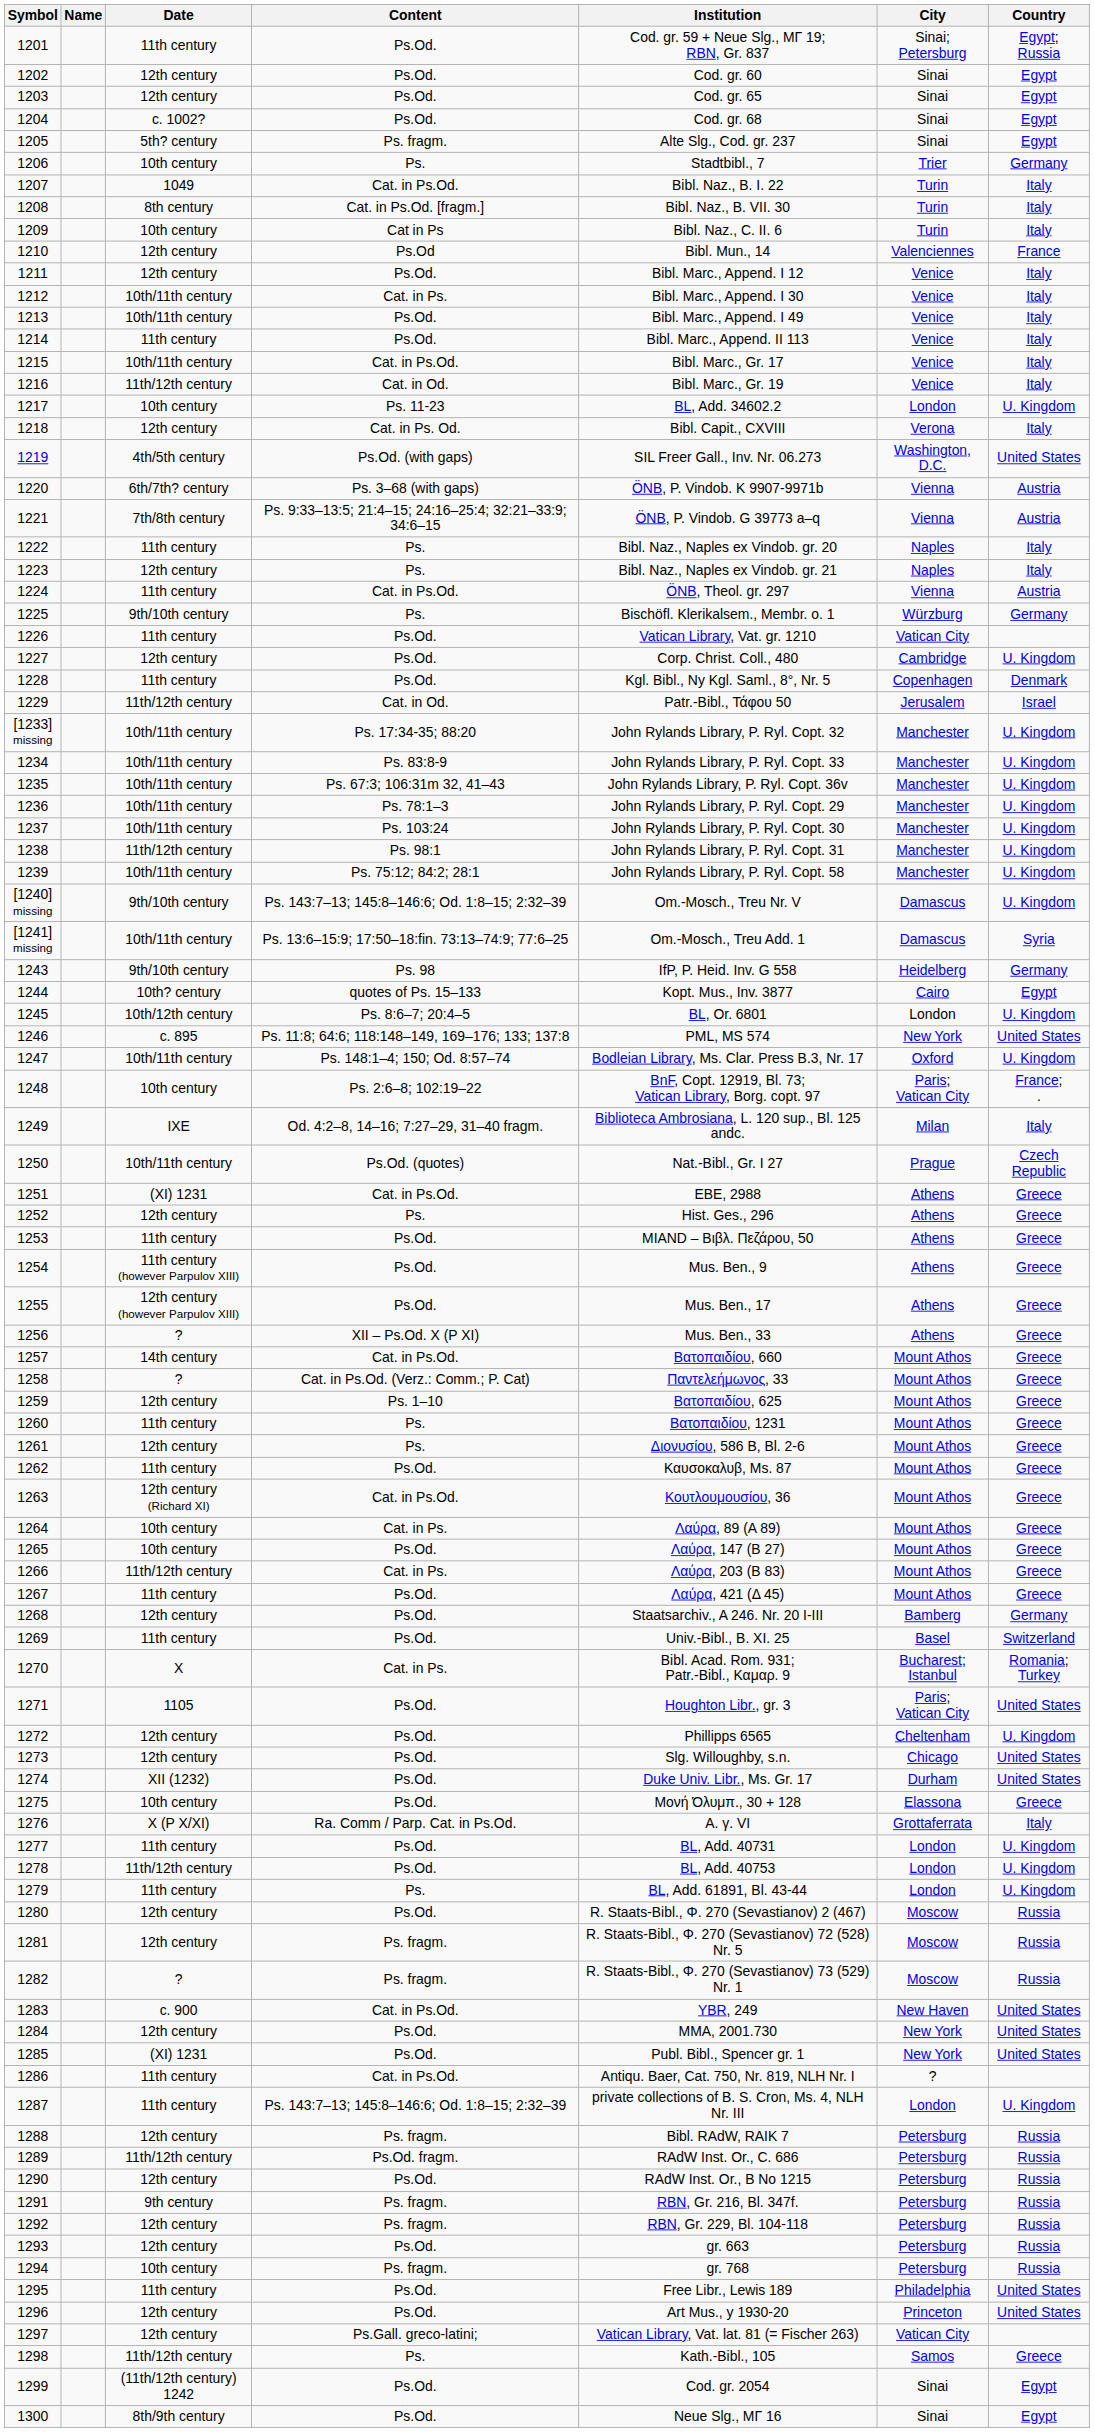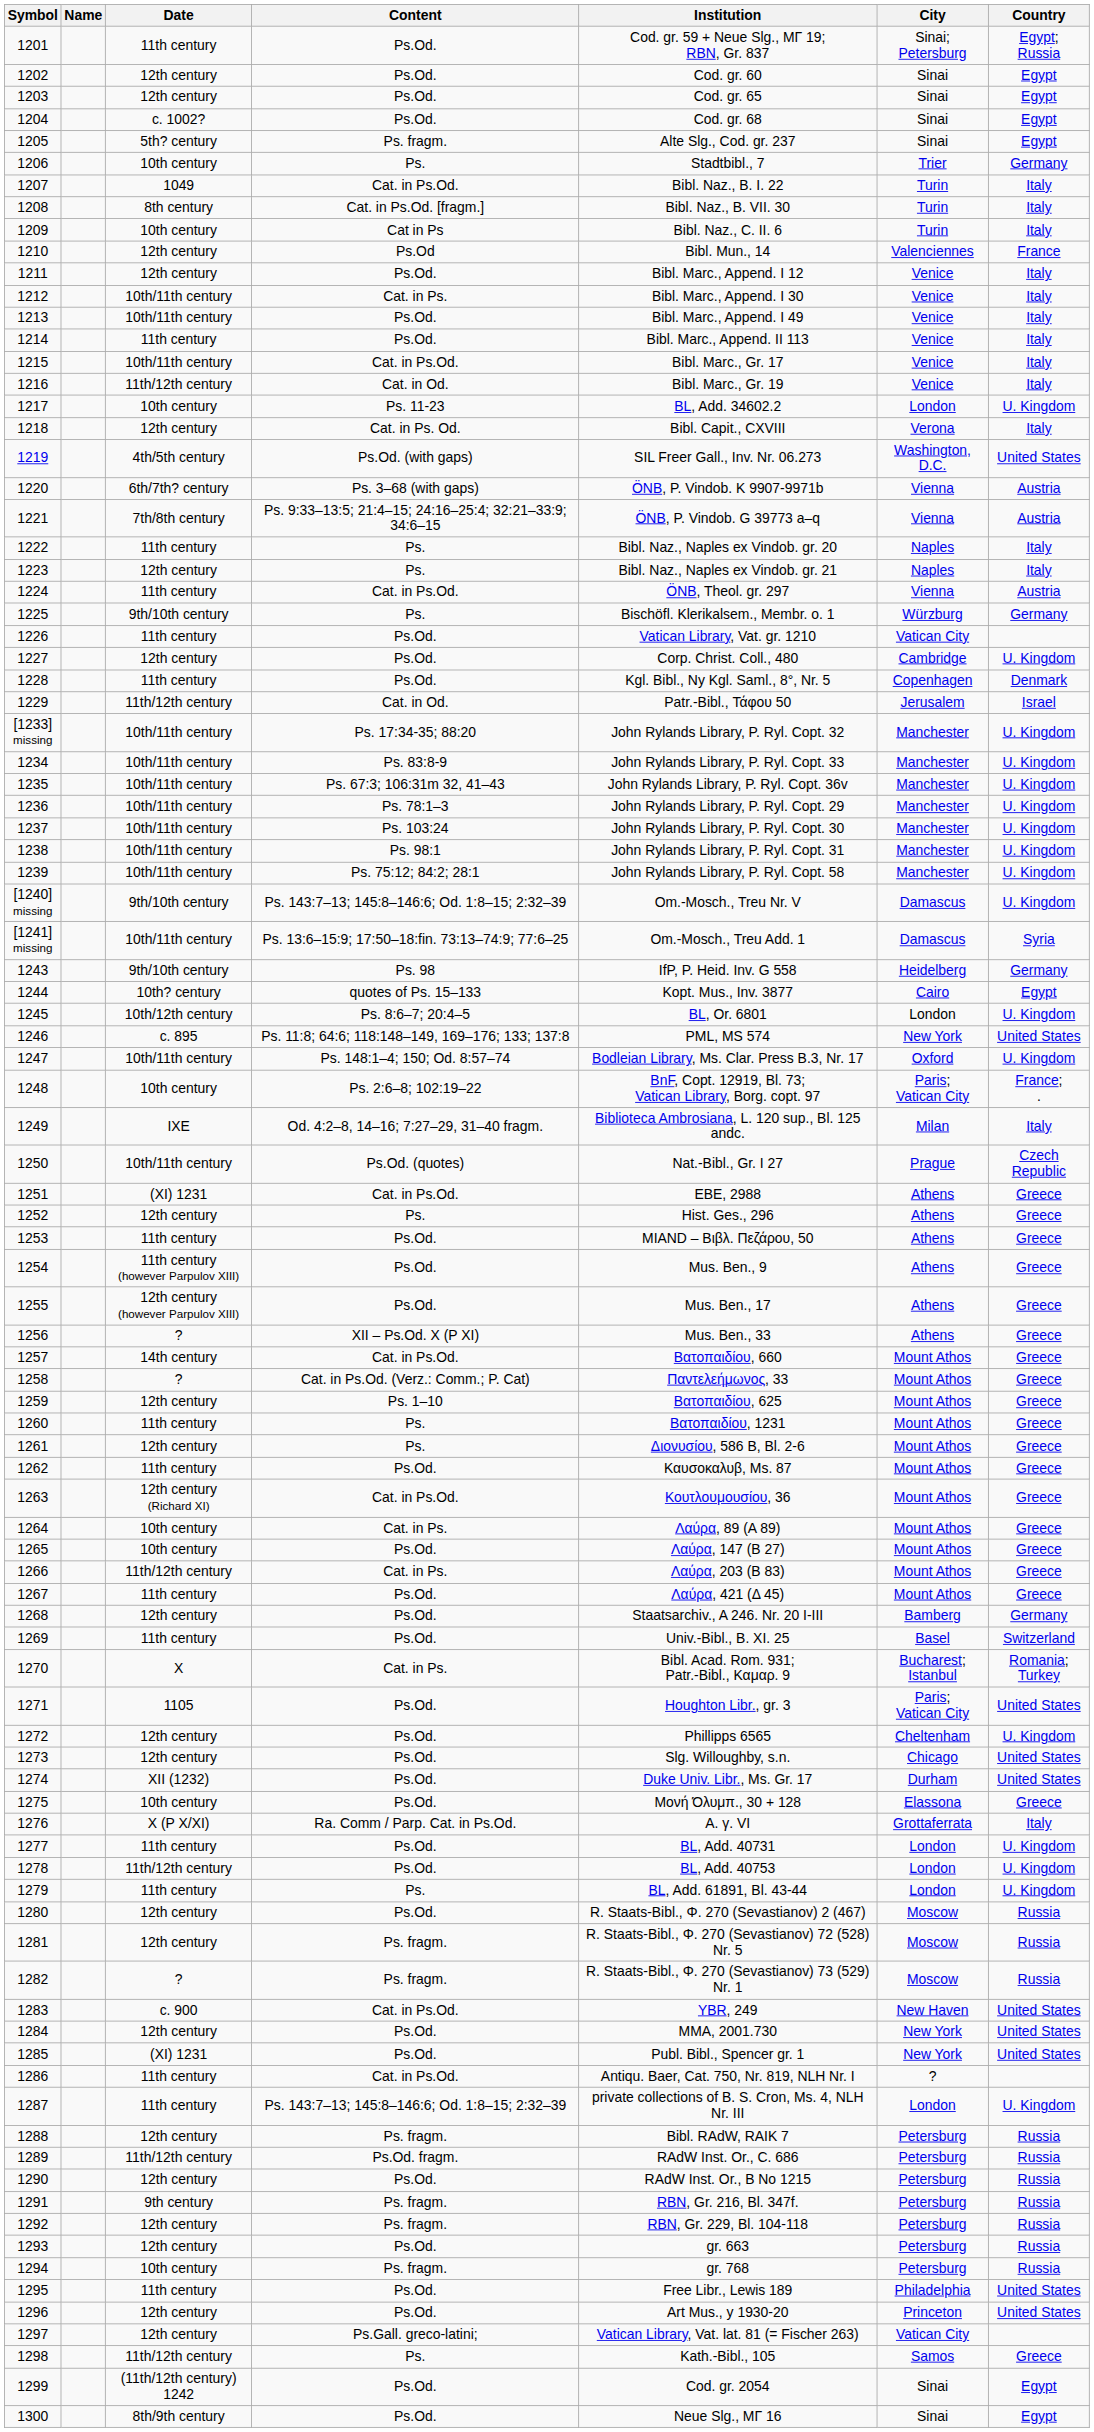(179, 850) 11th/12th century -> (179, 850) 10th/11th century
